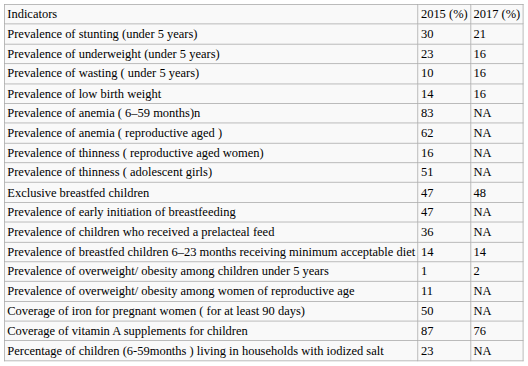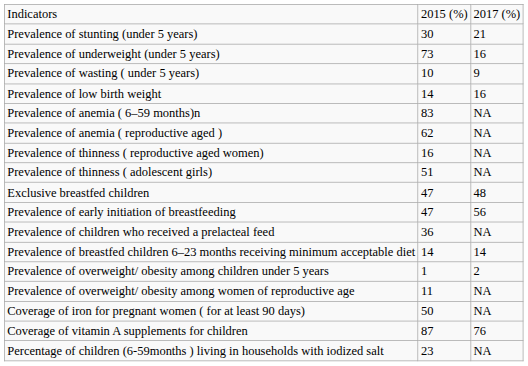(427, 53) 23 -> (427, 53) 73
(480, 73) 16 -> (477, 73) 9
(482, 212) NA -> (480, 212) 56
